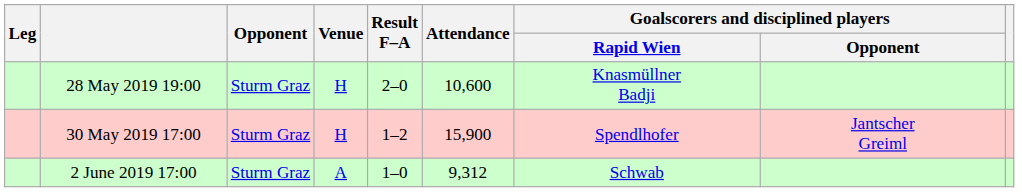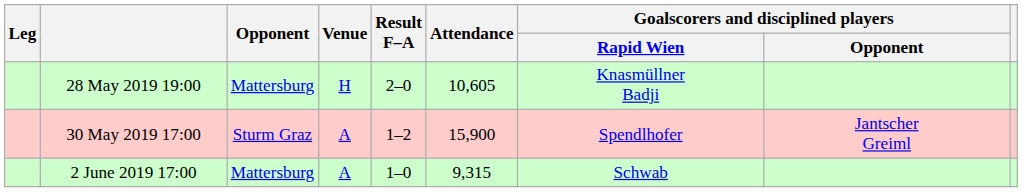(270, 85) Sturm Graz -> (272, 85) Mattersburg
(468, 85) 10,600 -> (472, 85) 10,605
(341, 134) H -> (345, 134) A
(270, 172) Sturm Graz -> (272, 172) Mattersburg
(468, 172) 9,312 -> (472, 172) 9,315
